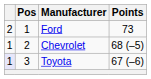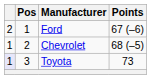(128, 29) 73 -> (128, 29) 67 (–6)
(128, 62) 67 (–6) -> (128, 62) 73
